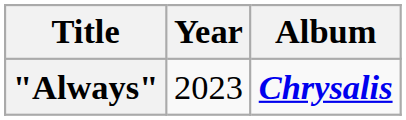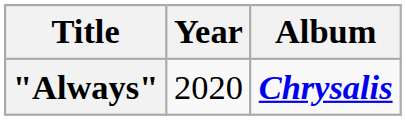(208, 86) 2023 -> (208, 86) 2020
